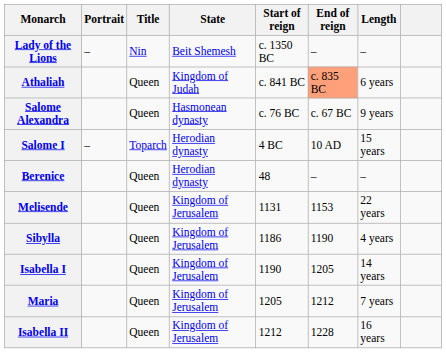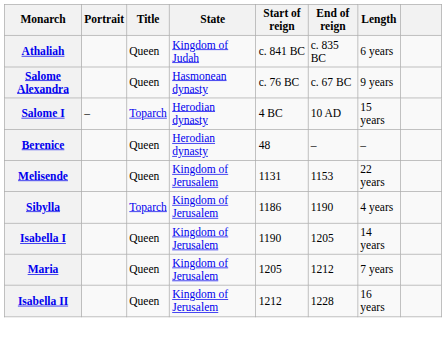- row: (43, 51)
(325, 82) lightsalmon background -> (325, 51) no background
(144, 238) Queen -> (148, 207) Toparch
